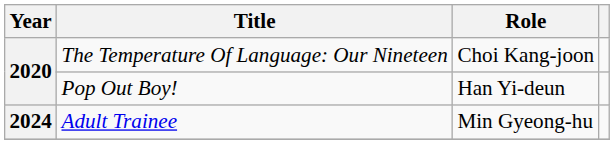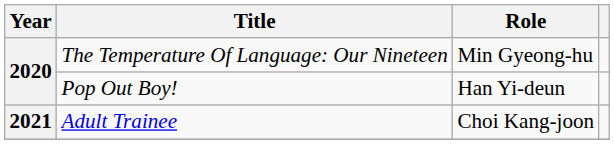(526, 54) Choi Kang-joon -> (525, 54) Min Gyeong-hu
(31, 121) 2024 -> (31, 121) 2021
(525, 121) Min Gyeong-hu -> (526, 121) Choi Kang-joon
